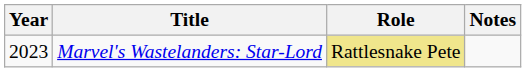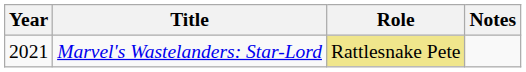(29, 50) 2023 -> (29, 50) 2021
